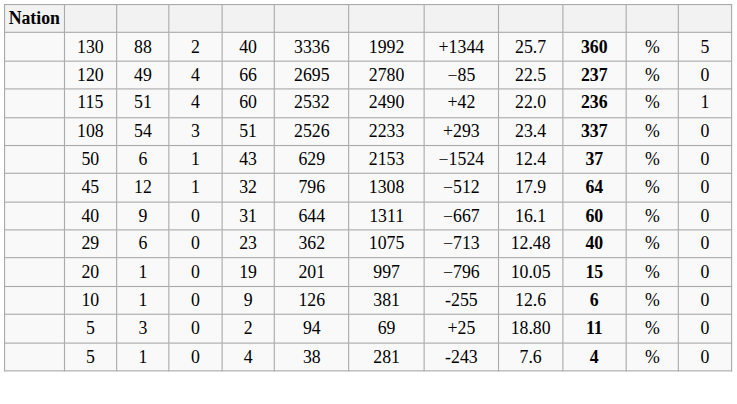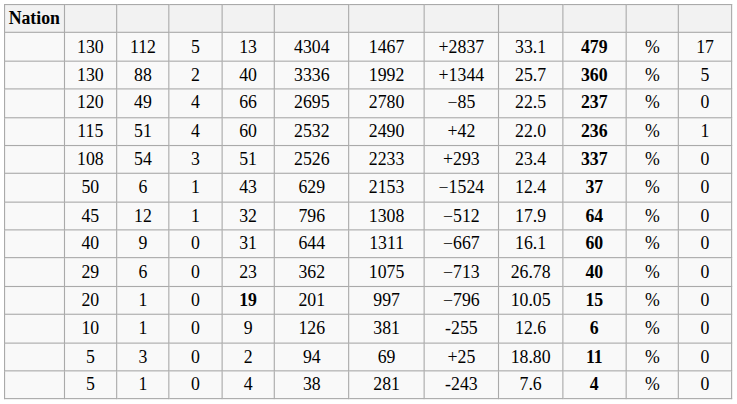+ row: (90, 46)
(531, 243) 12.48 -> (531, 272) 26.78
(248, 272) normal -> (248, 300) bold
